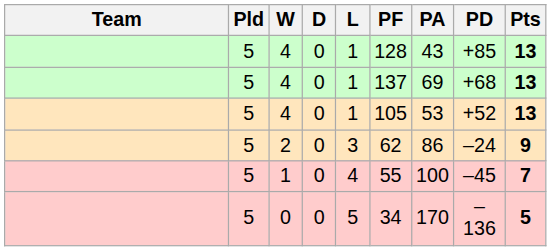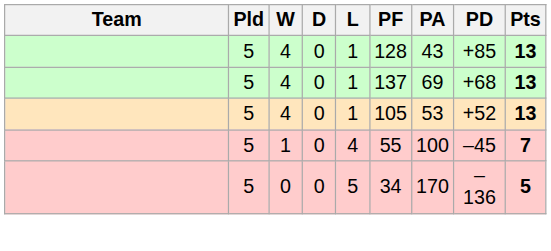- row: (117, 145)
